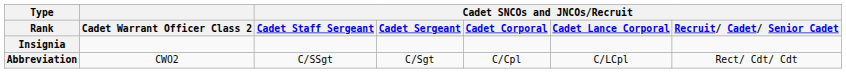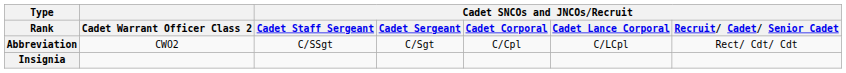rows swapped: (42, 60) <-> (42, 44)
